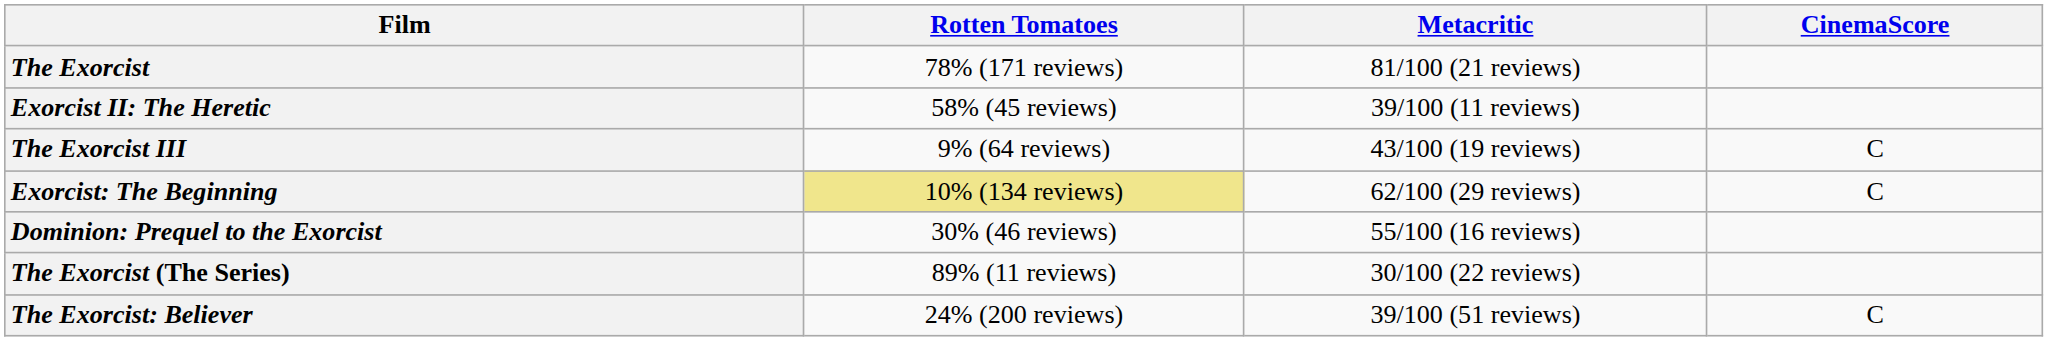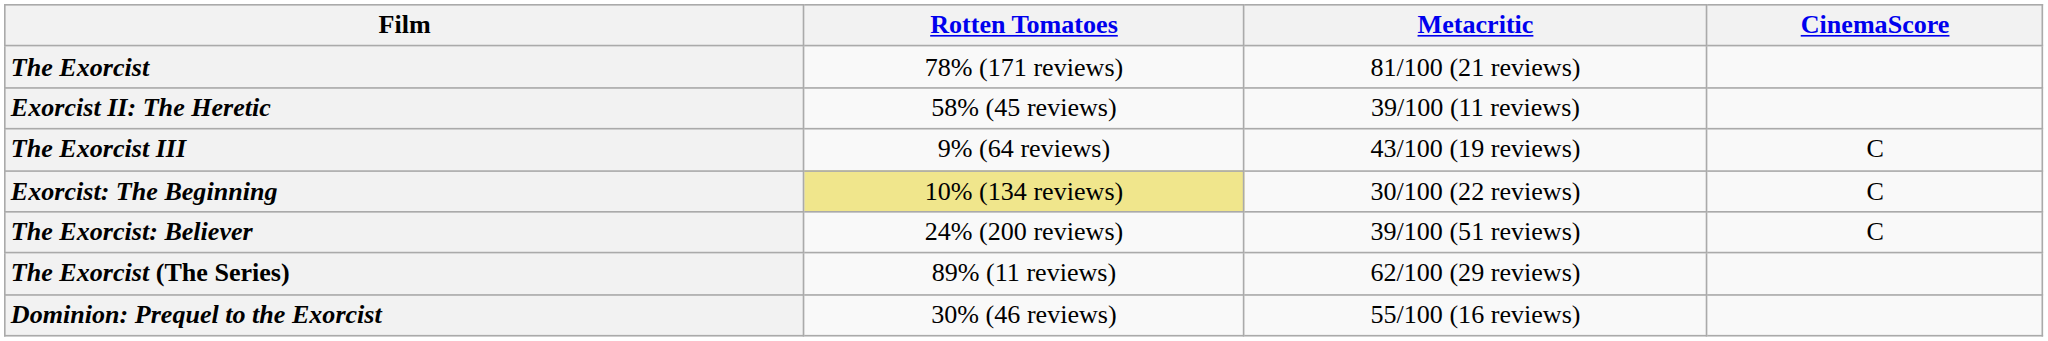(1475, 190) 62/100 (29 reviews) -> (1475, 190) 30/100 (22 reviews)
rows swapped: (196, 231) <-> (132, 314)
(1475, 273) 30/100 (22 reviews) -> (1475, 273) 62/100 (29 reviews)
